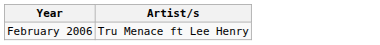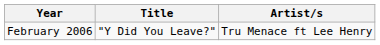+ column: (157, 13)
